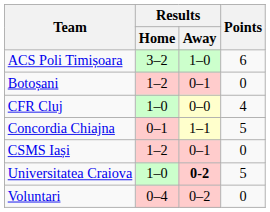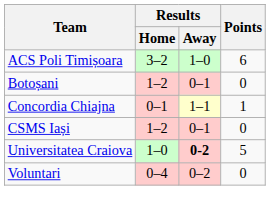- row: (35, 106)
(243, 128) 5 -> (243, 106) 1
